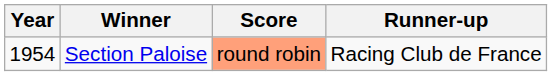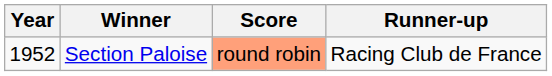(32, 53) 1954 -> (32, 53) 1952
